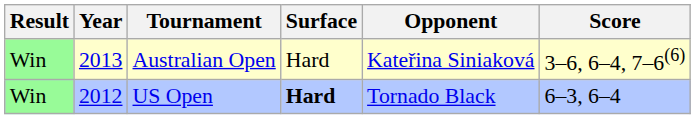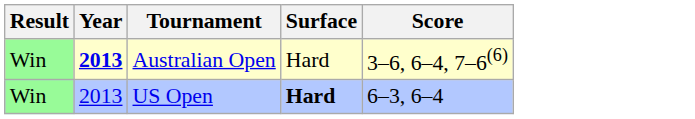- column: (451, 21)
(101, 59) normal -> (101, 59) bold
(101, 96) 2012 -> (101, 96) 2013
